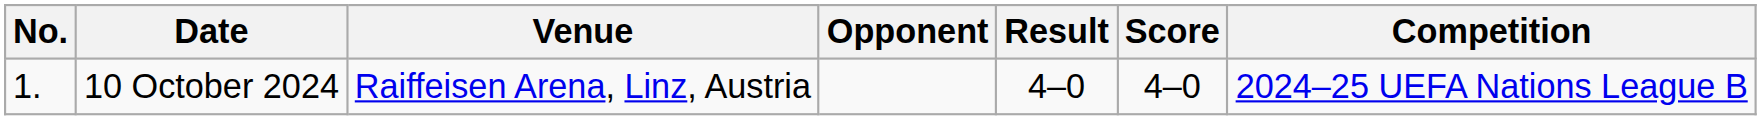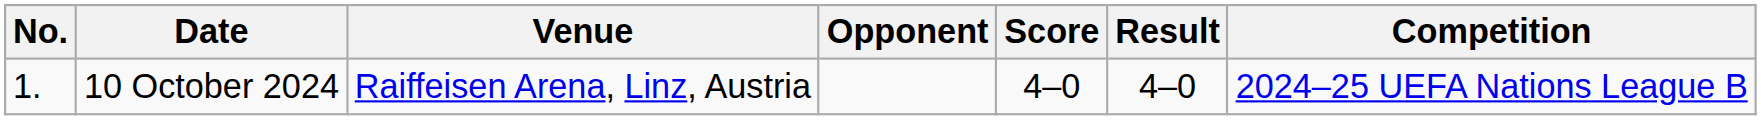columns swapped: (1172, 31) <-> (1057, 31)
